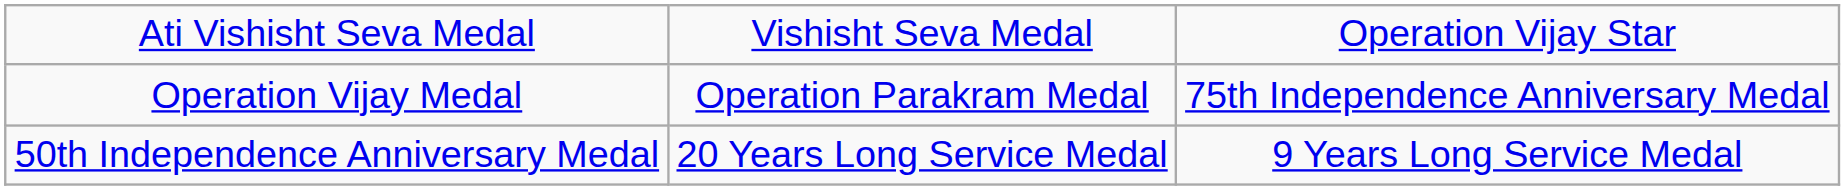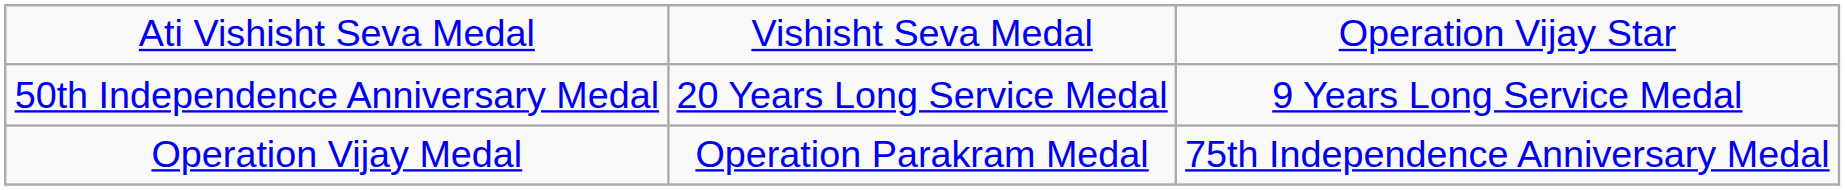rows swapped: (337, 94) <-> (337, 154)
